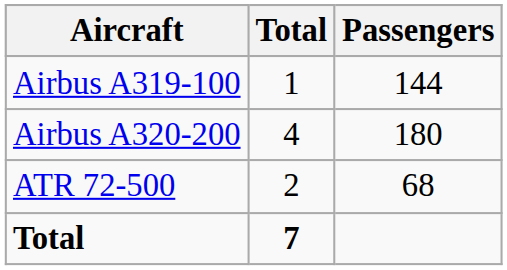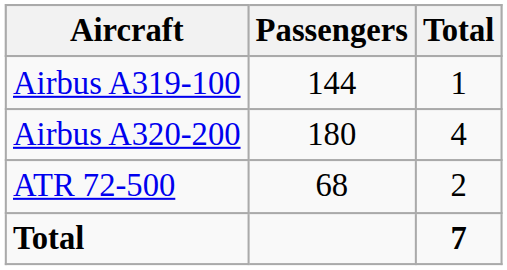columns swapped: (291, 30) <-> (418, 30)
